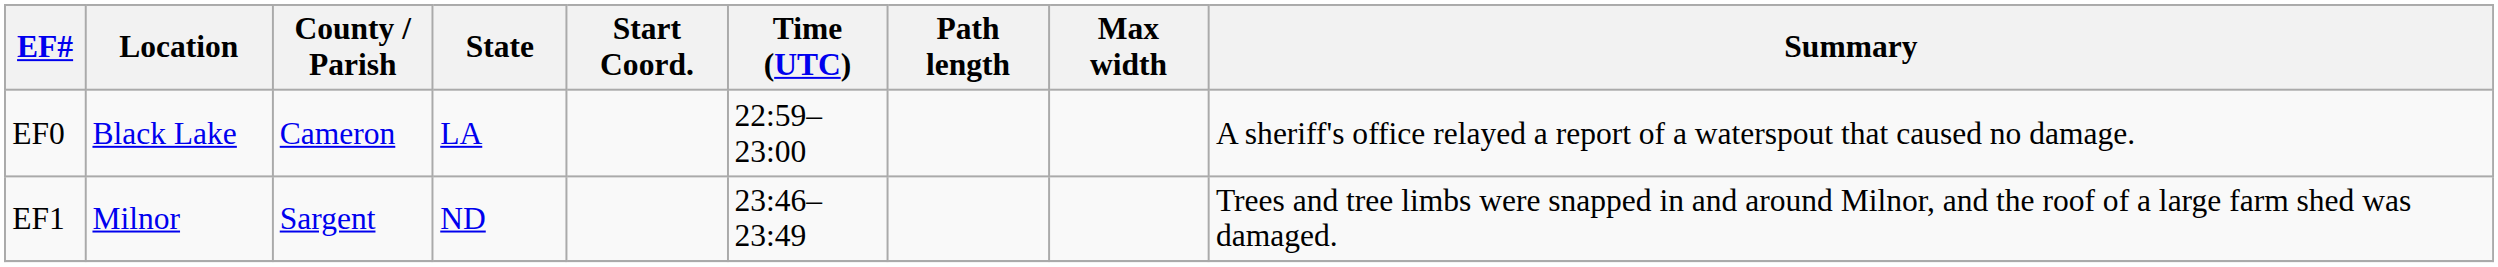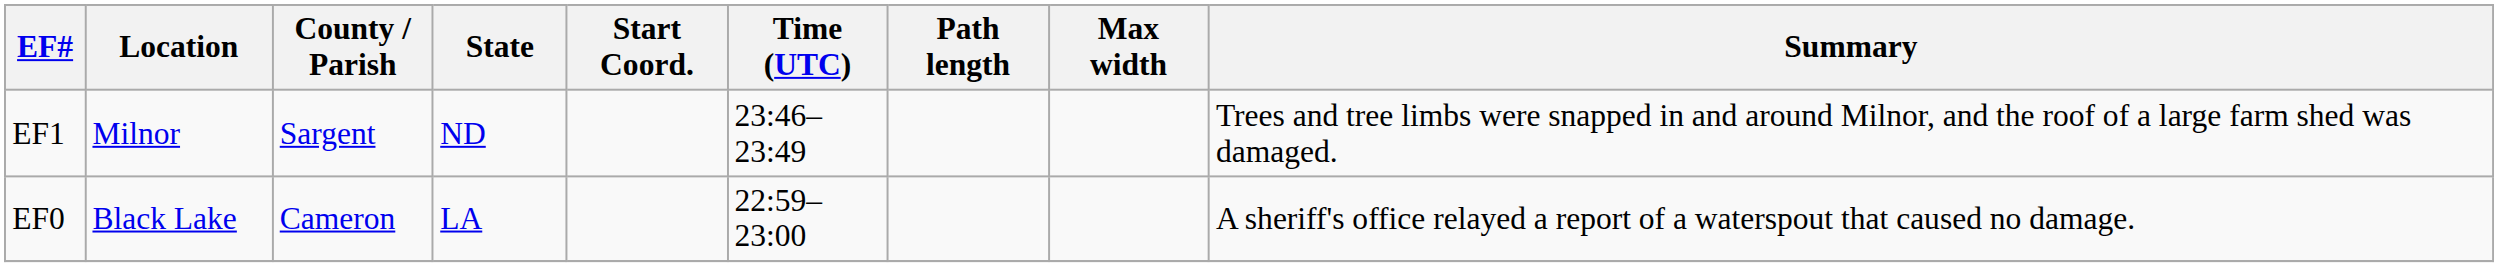rows swapped: (39, 132) <-> (39, 218)
